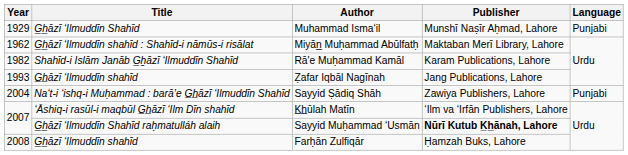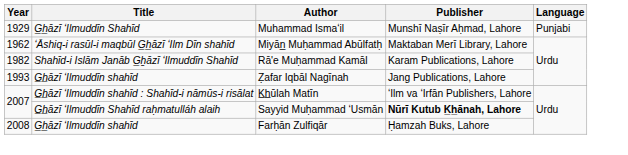(144, 45) G̲h̲āzī ʻIlmuddīn shahīd : Shahīd-i nāmūs-i risālat -> (134, 45) ʻĀshiq-i rasūl-i maqbūl G̲h̲āzī ʻIlm Dīn shahīd
- row: (338, 93)
(134, 110) ʻĀshiq-i rasūl-i maqbūl G̲h̲āzī ʻIlm Dīn shahīd -> (144, 93) G̲h̲āzī ʻIlmuddīn shahīd : Shahīd-i nāmūs-i risālat
